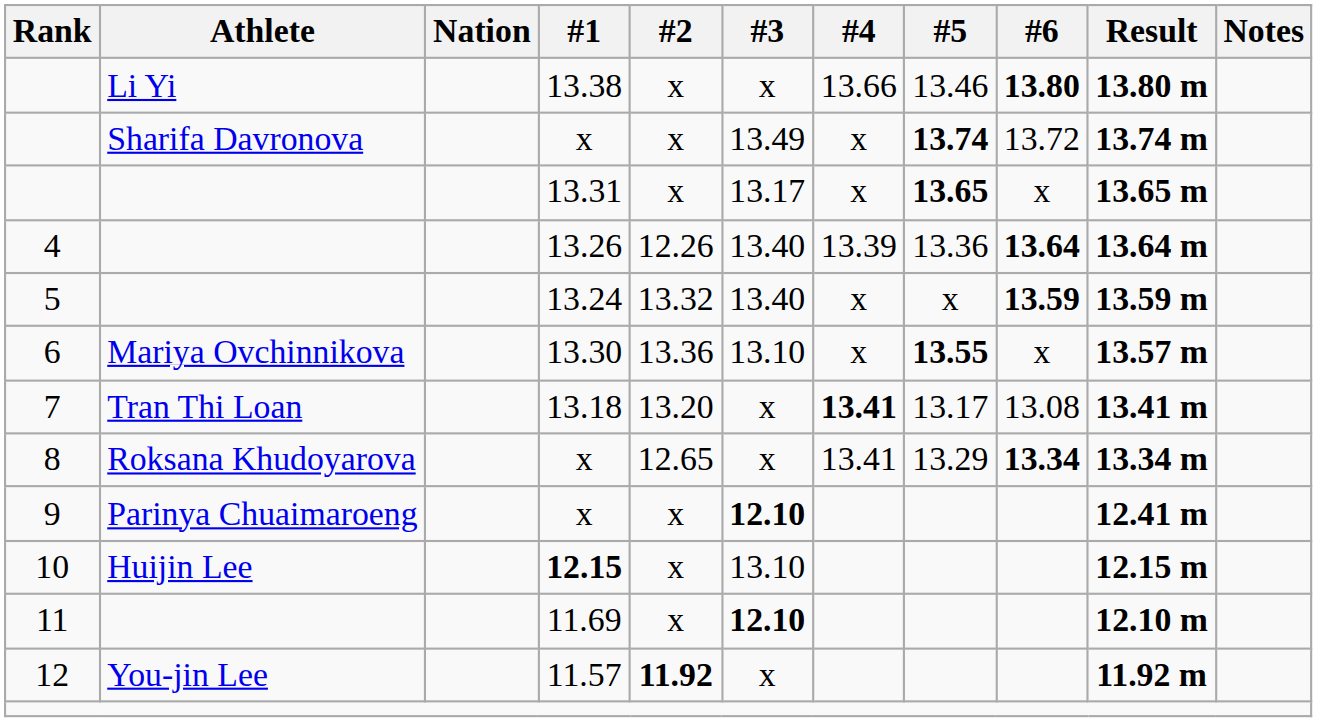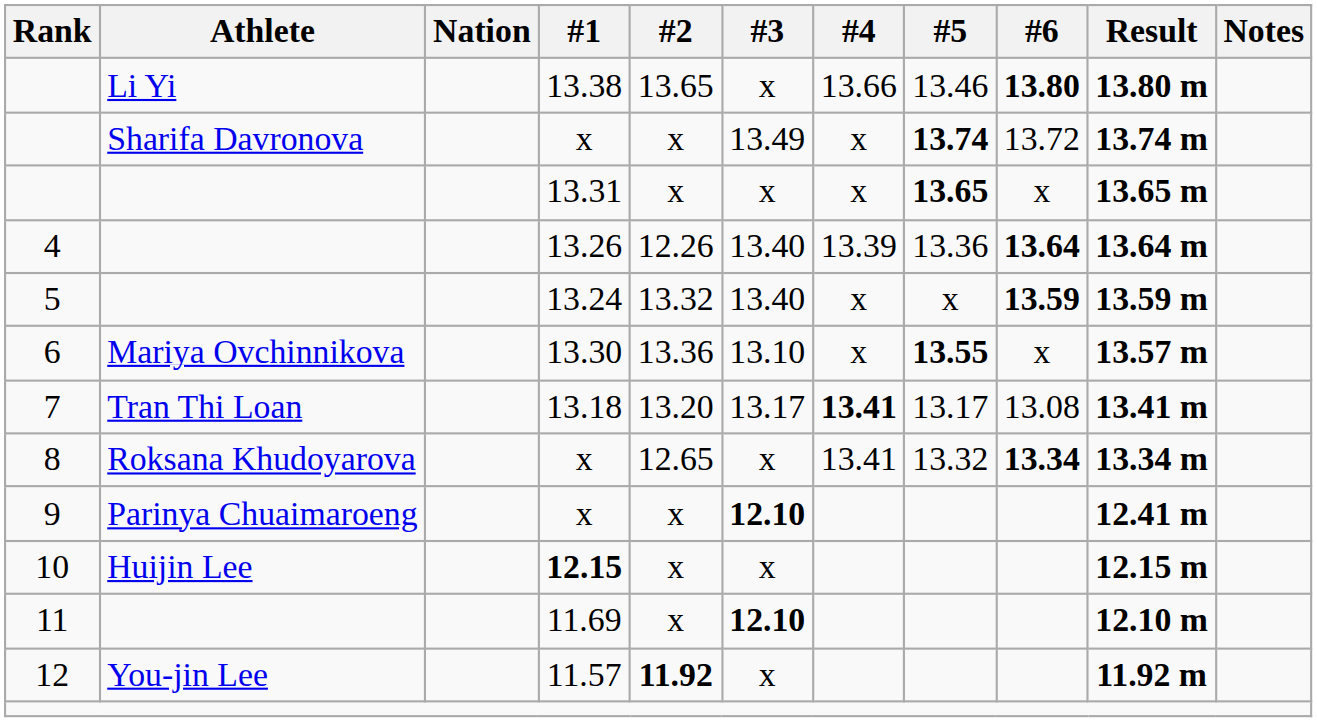(676, 84) x -> (676, 84) 13.65
(767, 191) 13.17 -> (767, 191) x
(767, 406) x -> (767, 406) 13.17
(950, 459) 13.29 -> (950, 459) 13.32
(767, 566) 13.10 -> (767, 566) x
